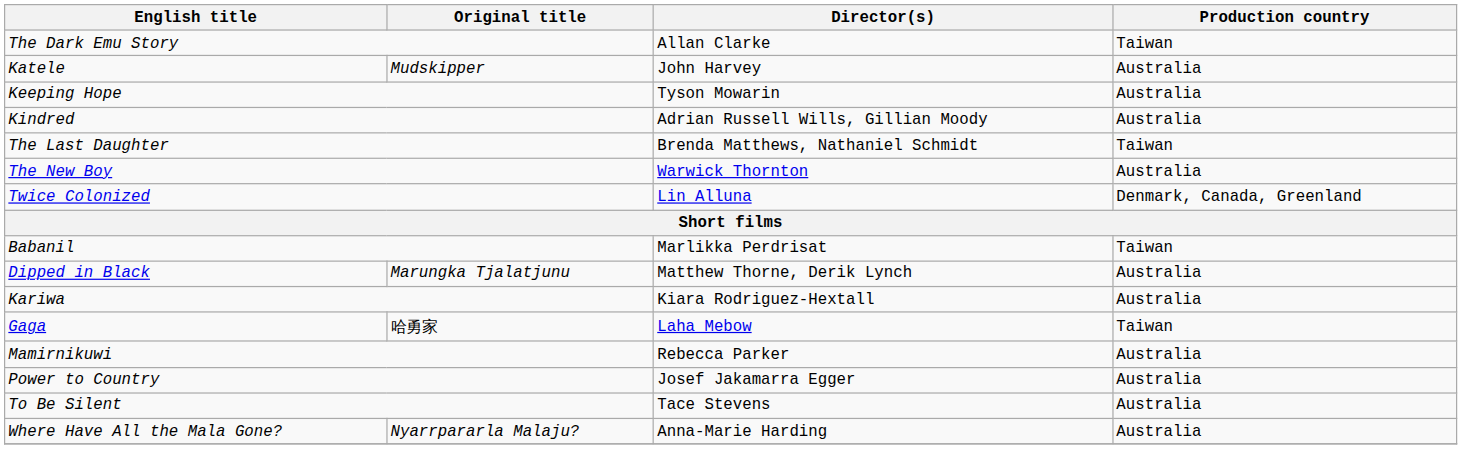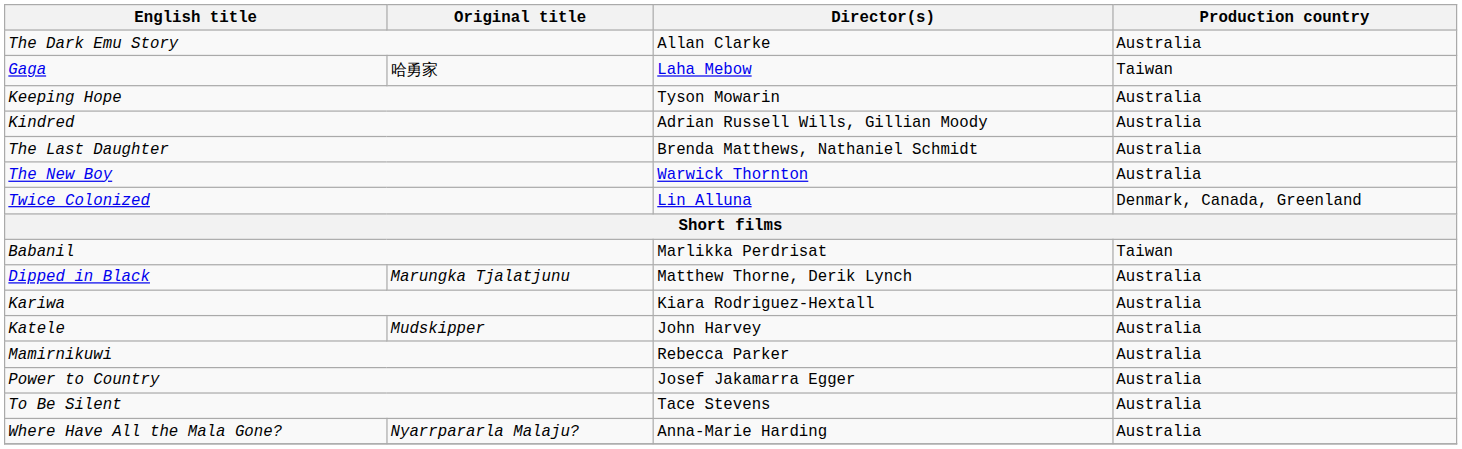(1145, 43) Taiwan -> (1159, 43) Australia
rows swapped: (27, 327) <-> (37, 69)
(1145, 146) Taiwan -> (1159, 149) Australia
